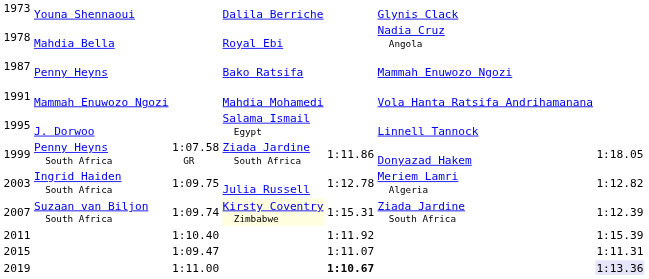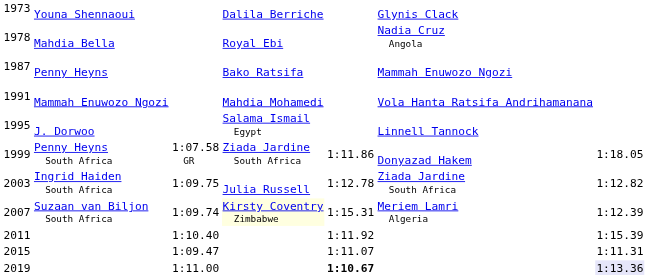(418, 183) Meriem Lamri Algeria -> (421, 183) Ziada Jardine South Africa
(421, 212) Ziada Jardine South Africa -> (418, 212) Meriem Lamri Algeria
